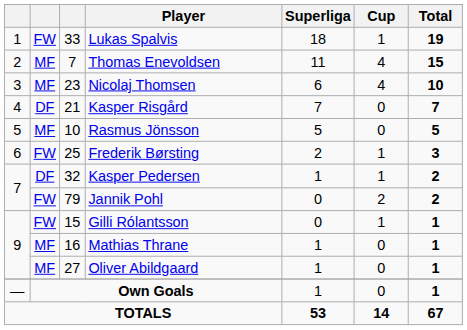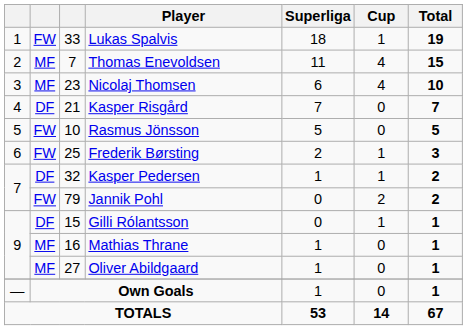(45, 130) MF -> (45, 130) FW
(45, 222) FW -> (45, 222) DF
